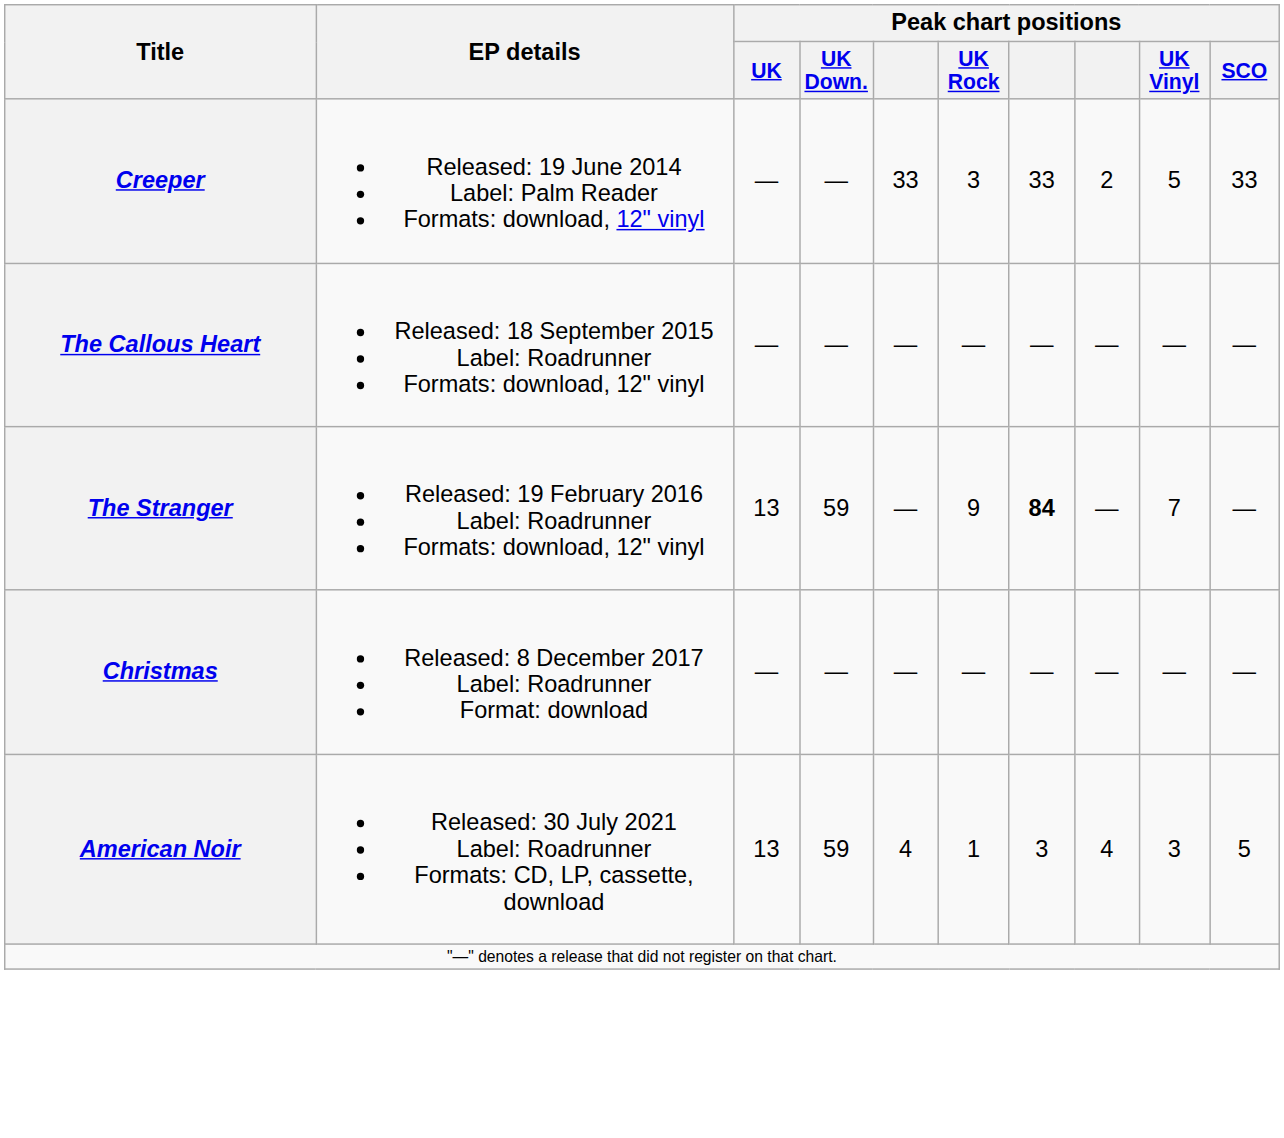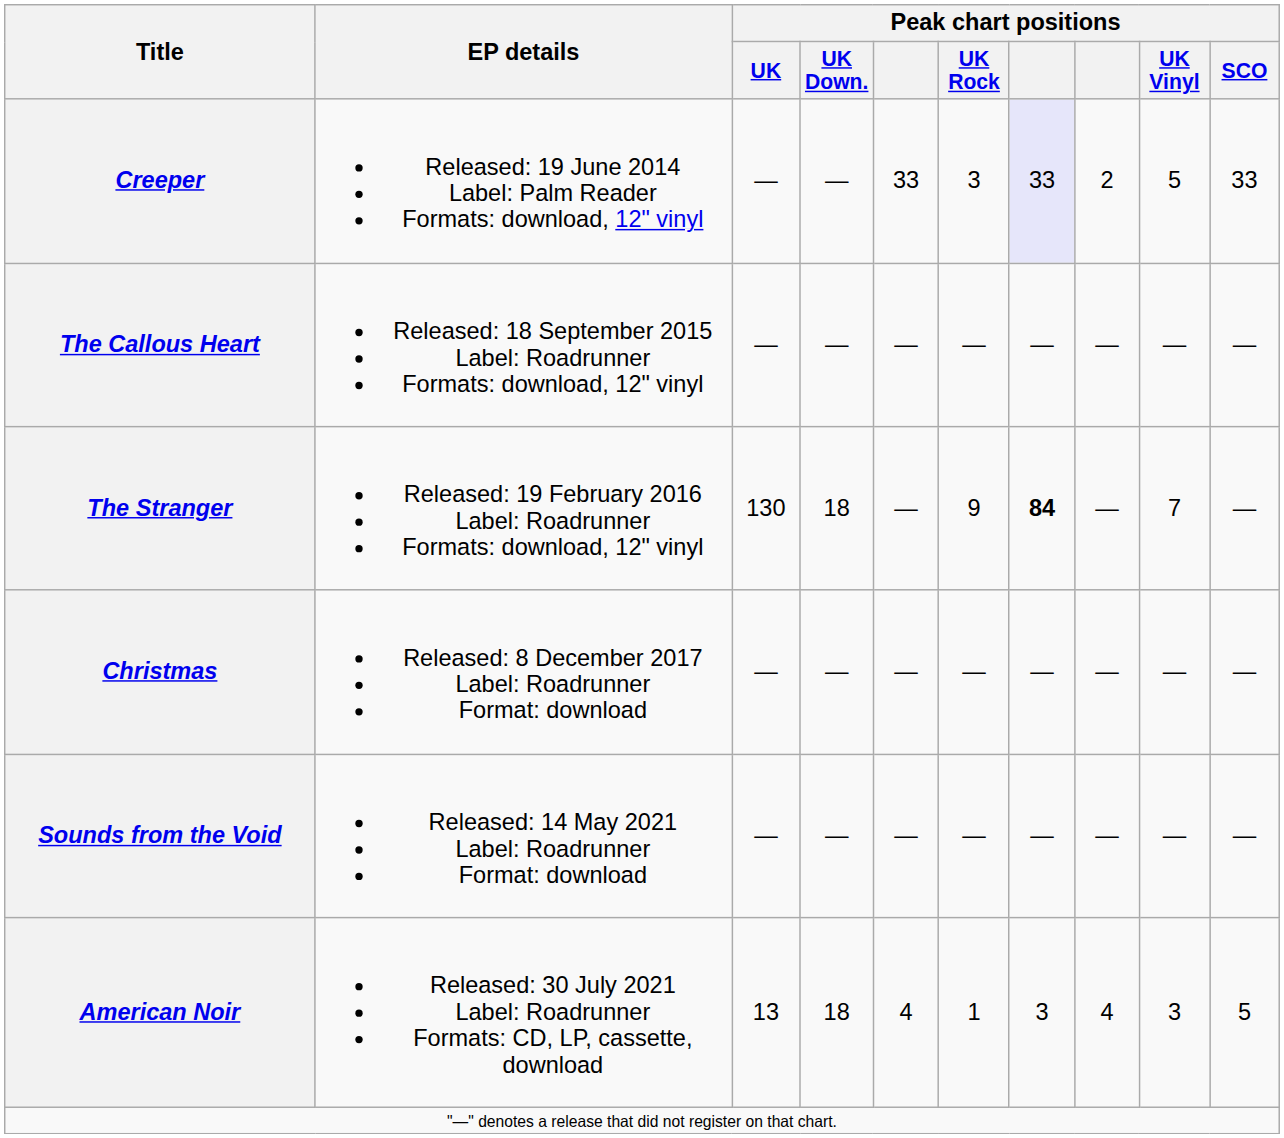(1042, 180) no background -> (1042, 180) lavender background
(766, 508) 13 -> (766, 508) 130
(836, 508) 59 -> (837, 508) 18
+ row: (160, 835)
(836, 848) 59 -> (837, 1012) 18
